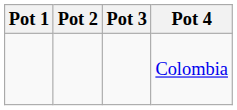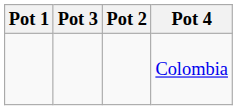columns swapped: (78, 19) <-> (127, 19)
